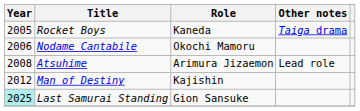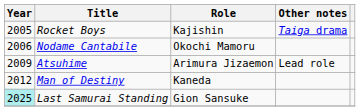(192, 30) Kaneda -> (198, 30) Kajishin
(19, 64) 2008 -> (19, 64) 2009
(198, 81) Kajishin -> (192, 81) Kaneda
